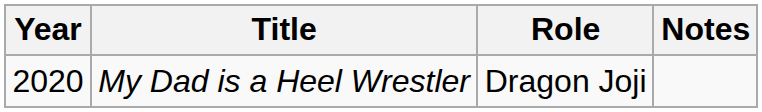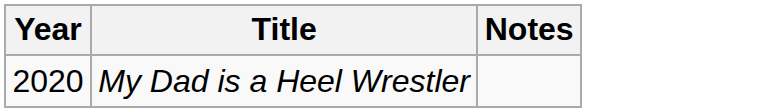- column: (566, 29)
